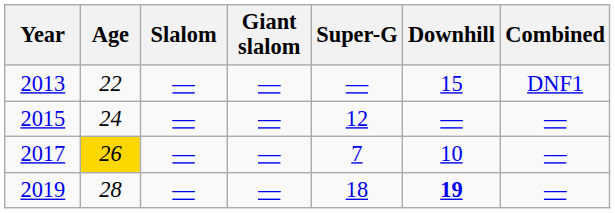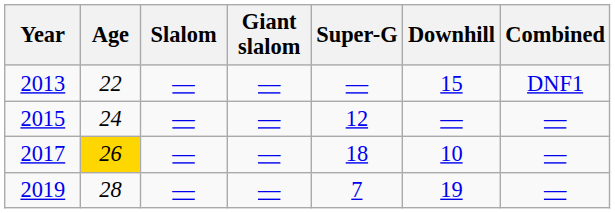(357, 154) 7 -> (357, 154) 18
(357, 189) 18 -> (357, 189) 7
(451, 189) bold -> (451, 189) normal
